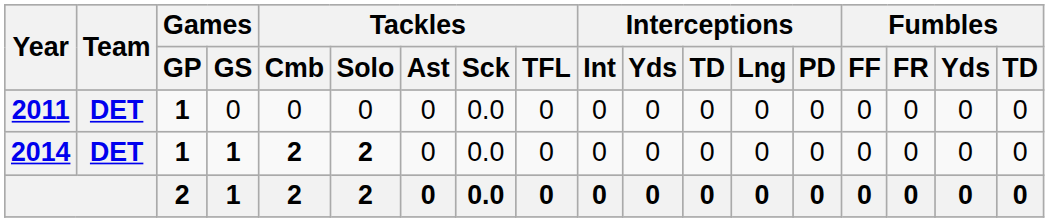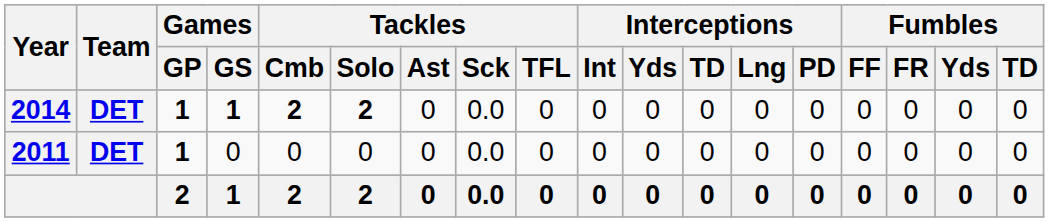rows swapped: (41, 110) <-> (41, 152)
